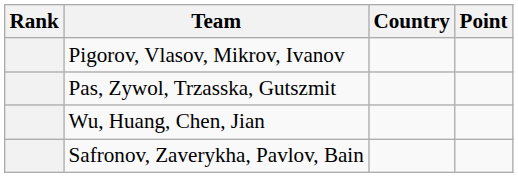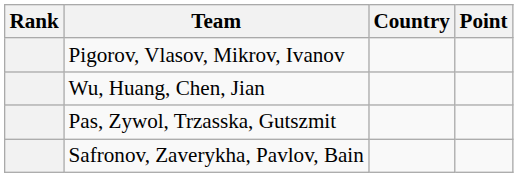rows swapped: (202, 88) <-> (167, 121)
